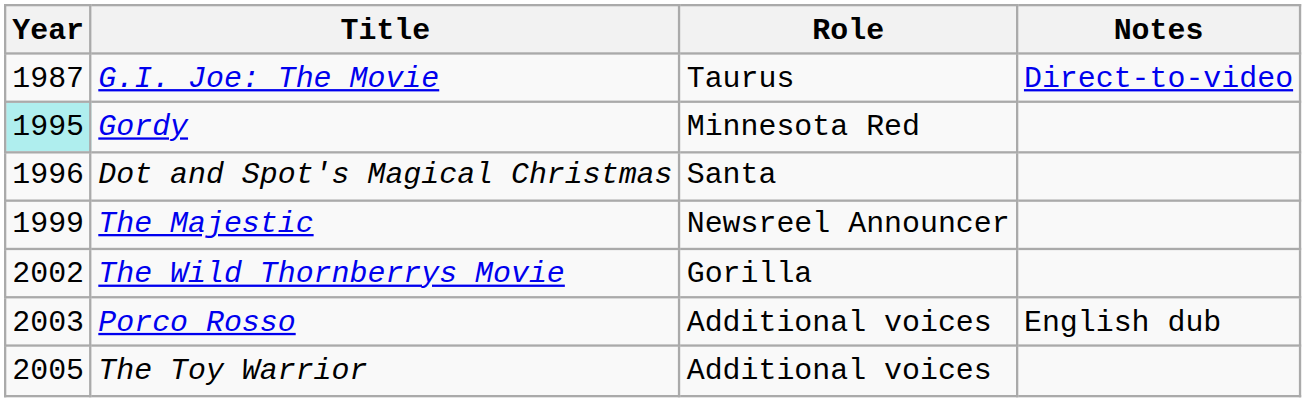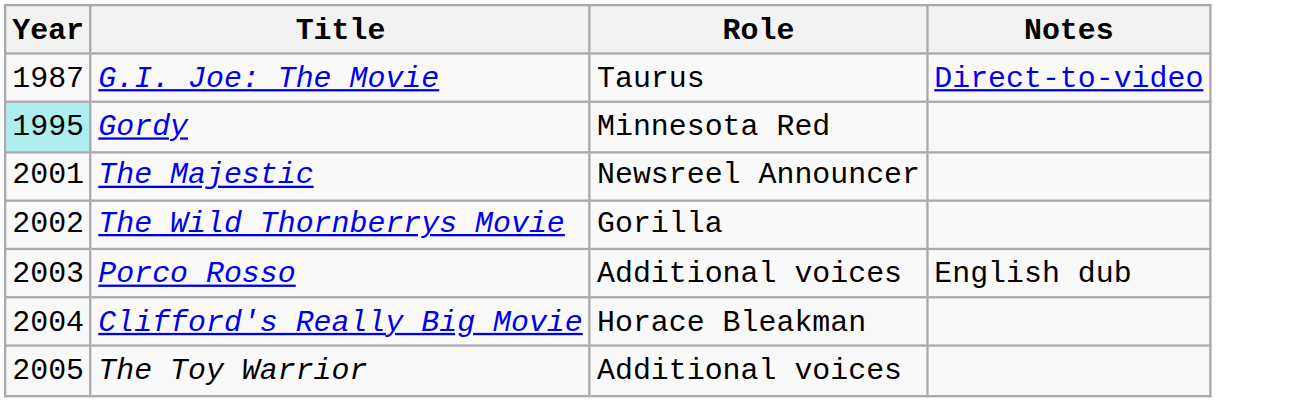- row: (385, 176)
(48, 224) 1999 -> (48, 176) 2001
+ row: (341, 322)
